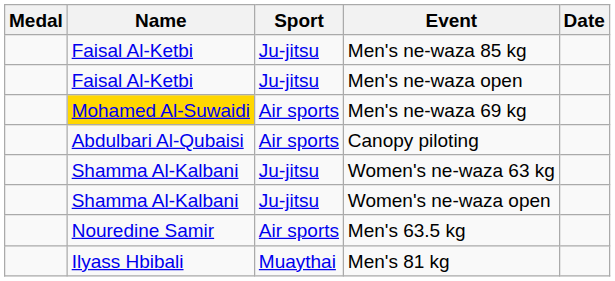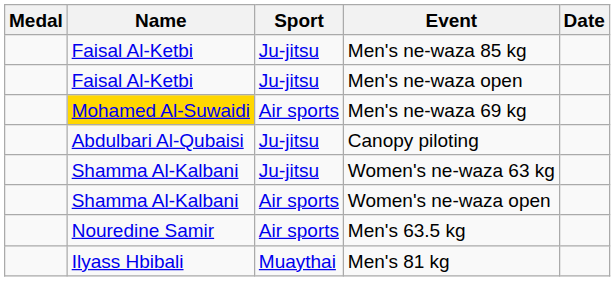(299, 140) Air sports -> (289, 140) Ju-jitsu
(289, 200) Ju-jitsu -> (299, 200) Air sports
